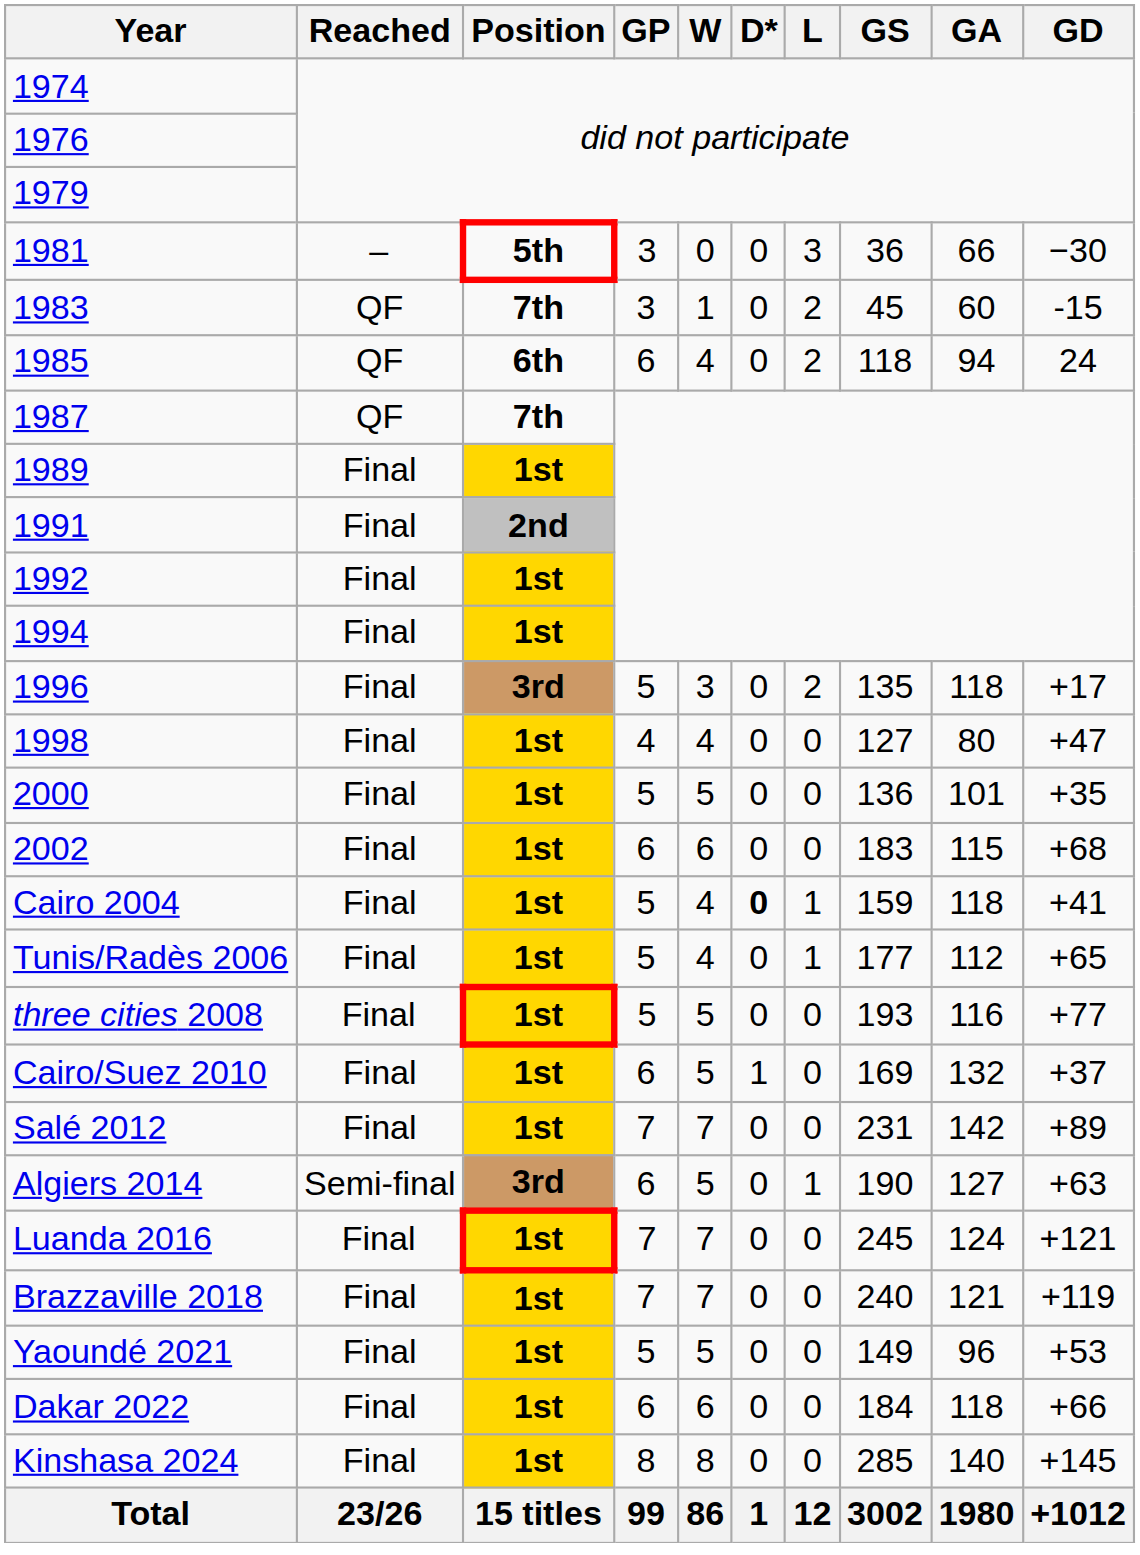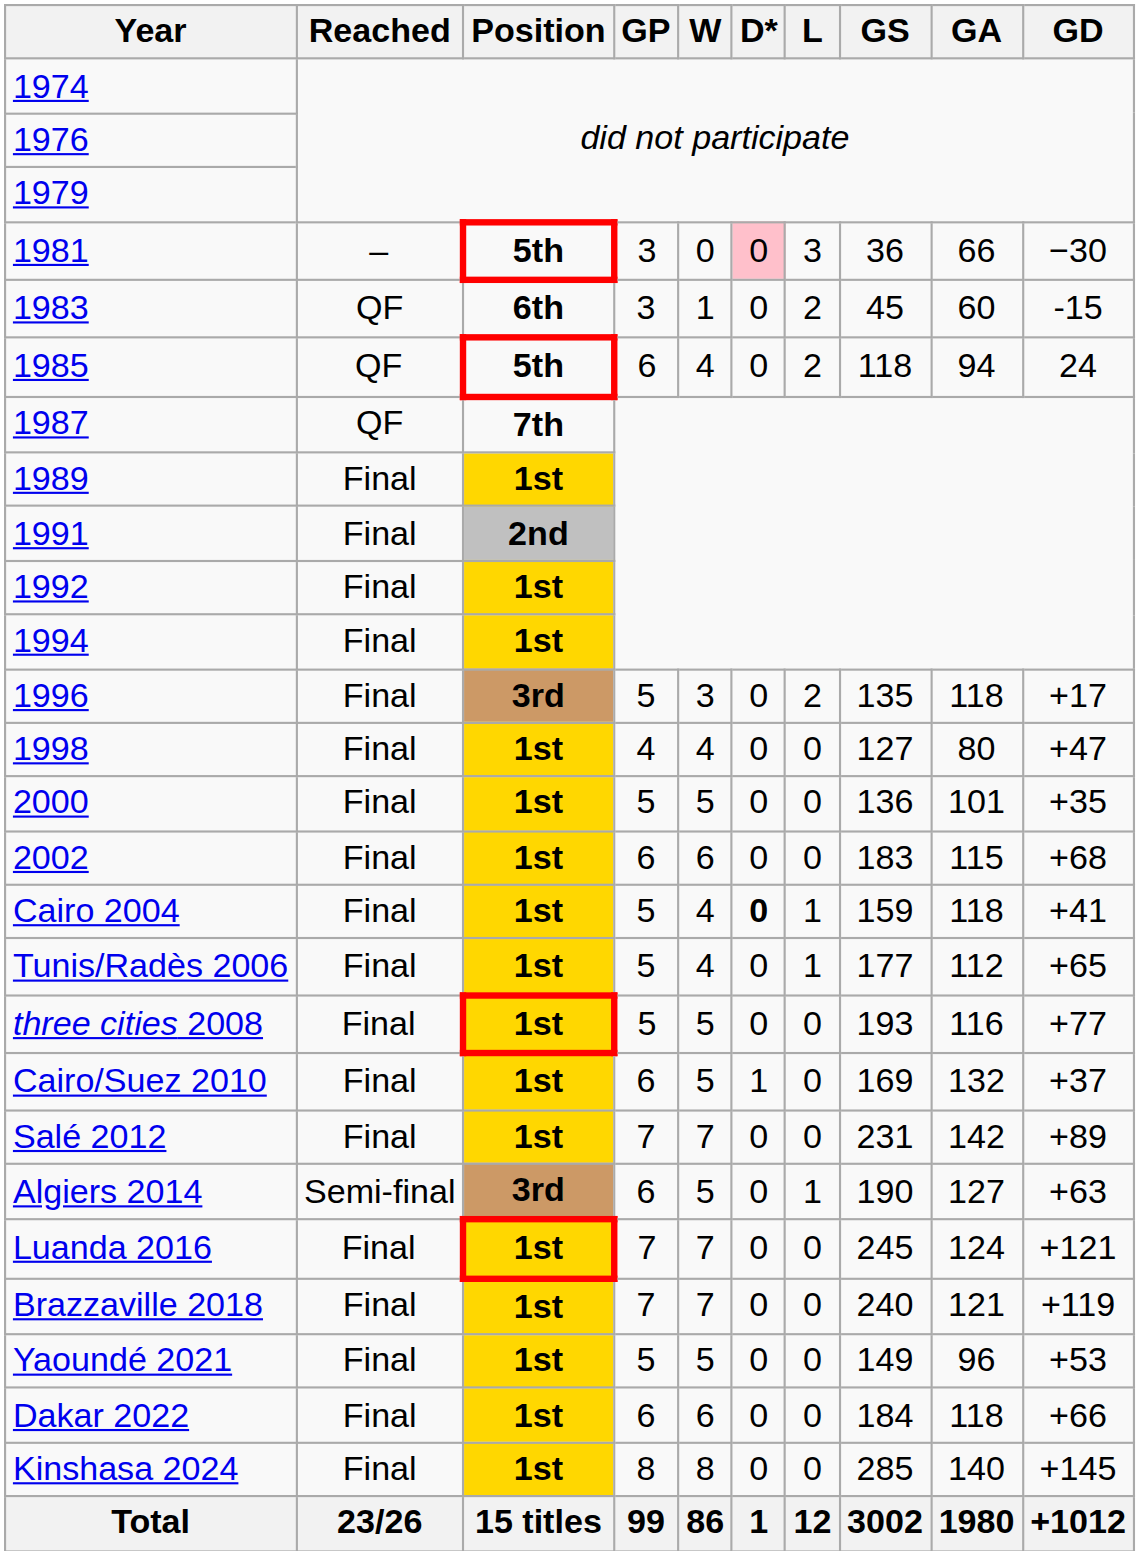(759, 249) no background -> (759, 249) pink background
(538, 308) 7th -> (538, 308) 6th
(538, 362) 6th -> (538, 366) 5th
